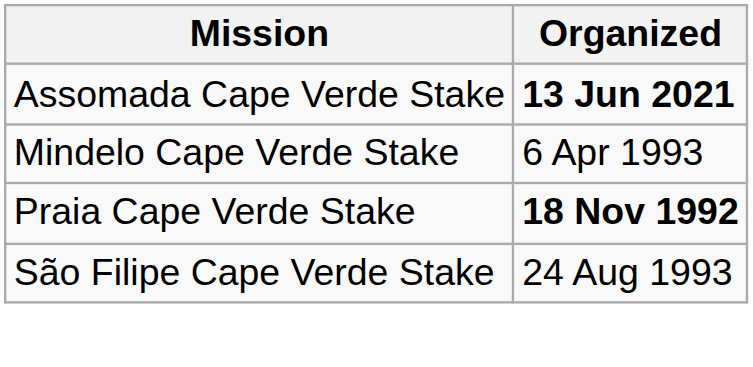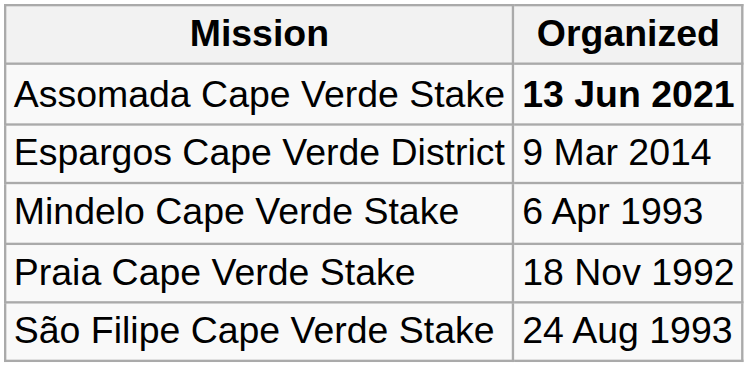+ row: (259, 152)
(630, 212) bold -> (628, 271) normal
